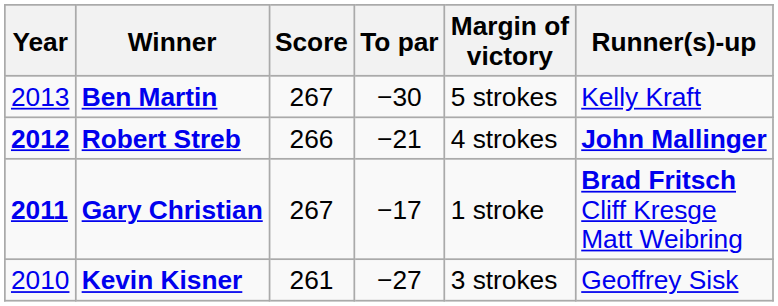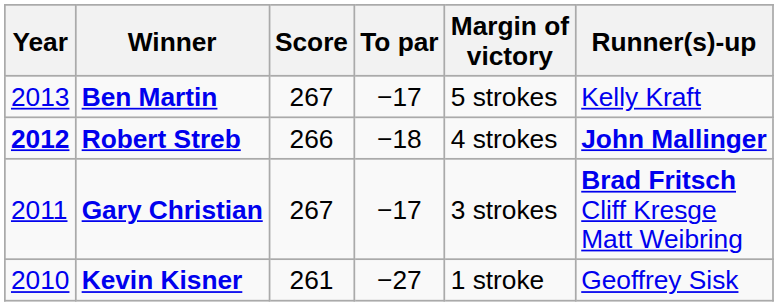(399, 97) −30 -> (399, 97) −17
(399, 139) −21 -> (399, 139) −18
(39, 210) bold -> (39, 210) normal
(498, 210) 1 stroke -> (504, 210) 3 strokes
(504, 281) 3 strokes -> (498, 281) 1 stroke
